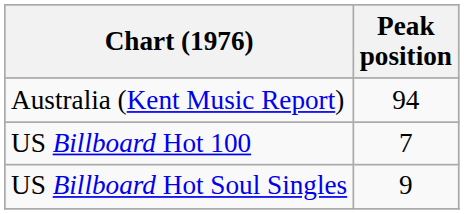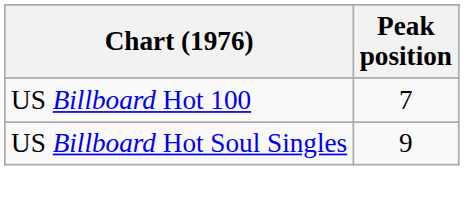- row: (178, 99)
